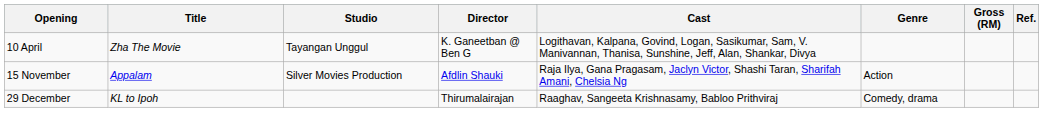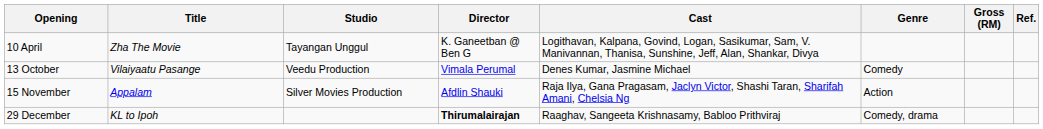+ row: (33, 70)
(478, 98) normal -> (480, 115) bold
